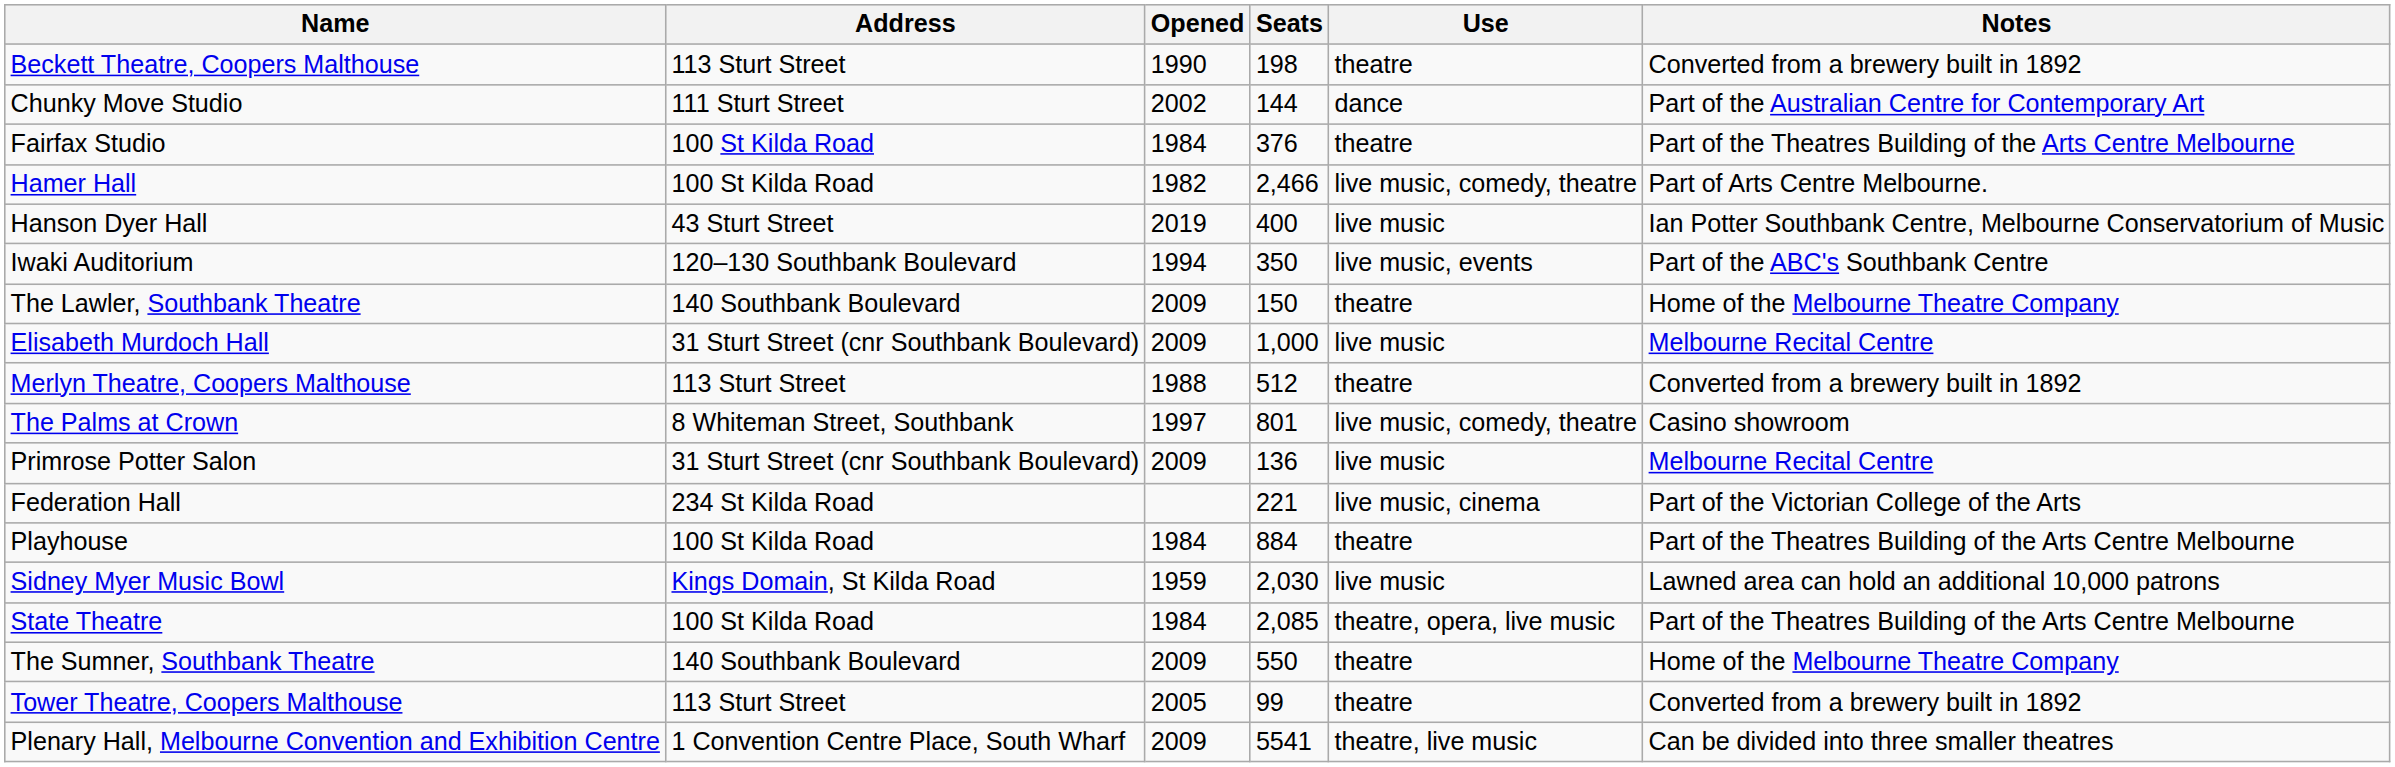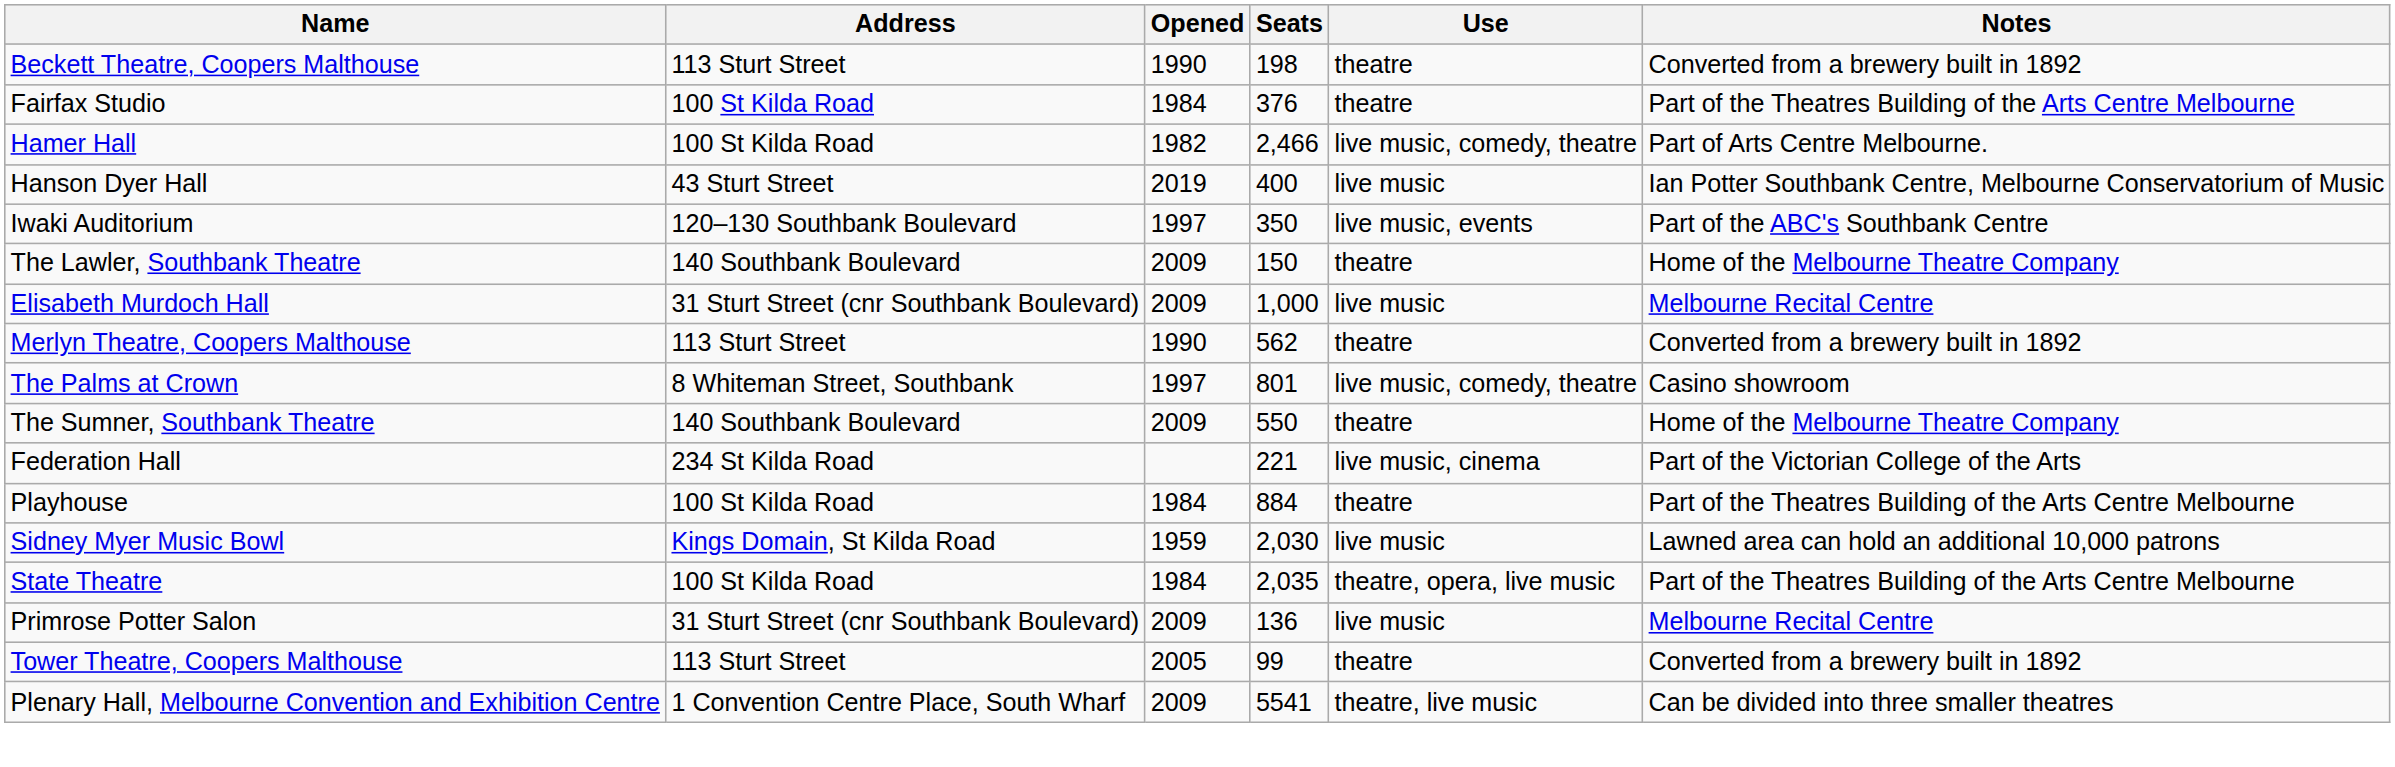- row: (126, 104)
(1179, 263) 1994 -> (1179, 223) 1997
(1179, 382) 1988 -> (1179, 343) 1990
(1277, 382) 512 -> (1277, 343) 562
rows swapped: (133, 462) <-> (193, 661)
(1287, 622) 2,085 -> (1287, 582) 2,035
